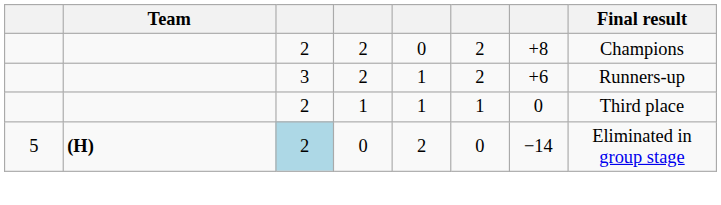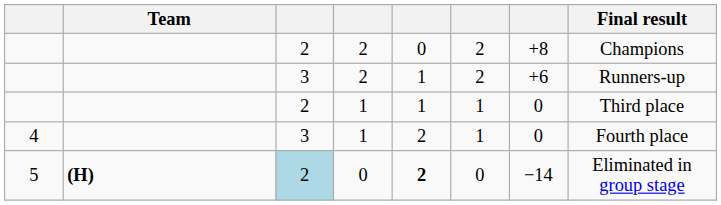+ row: (34, 135)
(422, 146) normal -> (422, 175) bold
